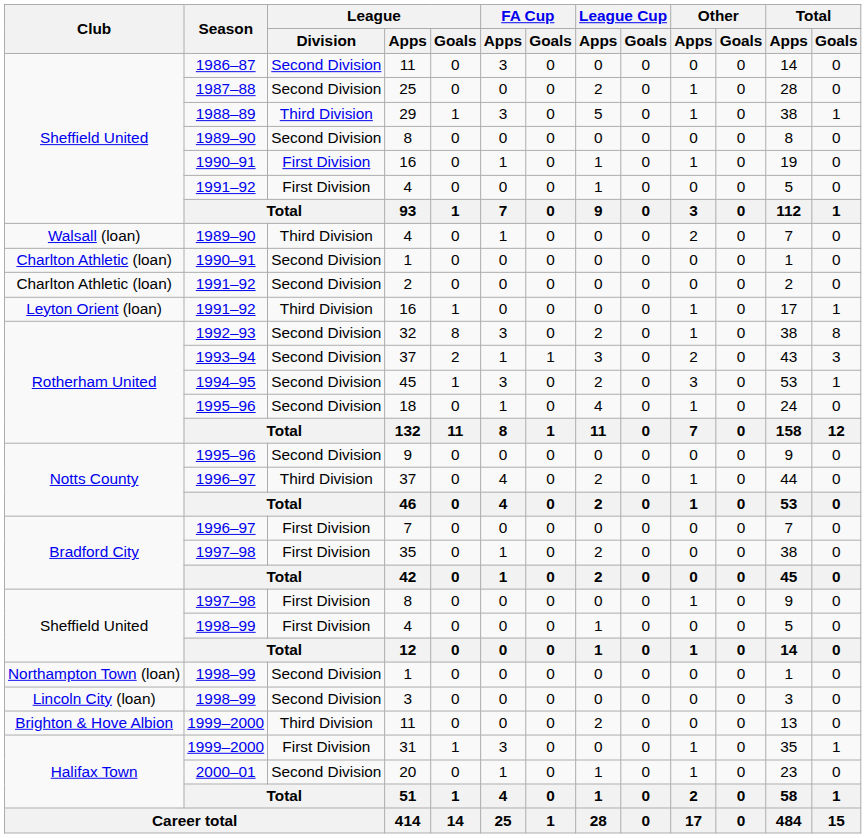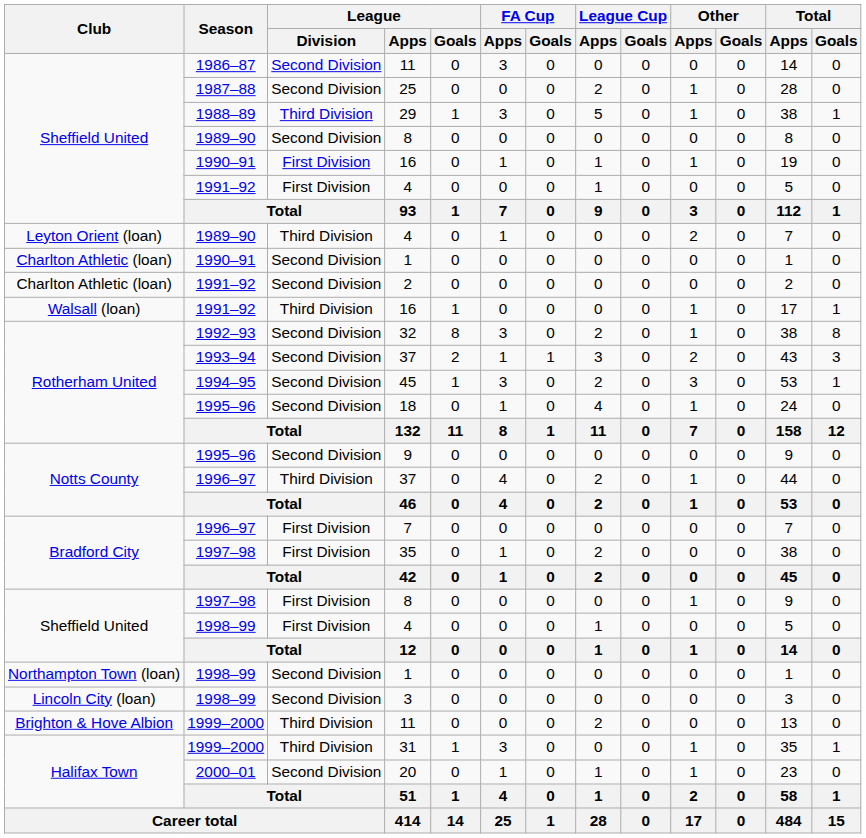(94, 235) Walsall (loan) -> (94, 235) Leyton Orient (loan)
(94, 308) Leyton Orient (loan) -> (94, 308) Walsall (loan)
(326, 747) First Division -> (326, 747) Third Division
